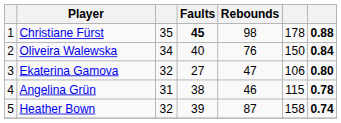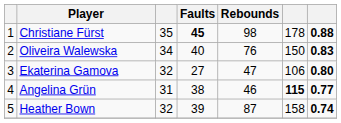(322, 52) 0.84 -> (322, 52) 0.83
(295, 90) normal -> (295, 90) bold
(322, 90) 0.78 -> (322, 90) 0.77
